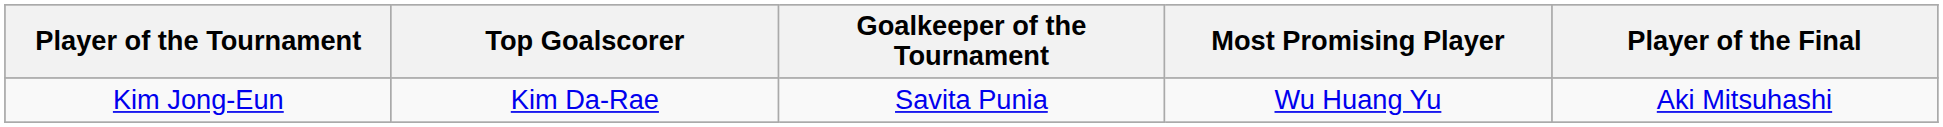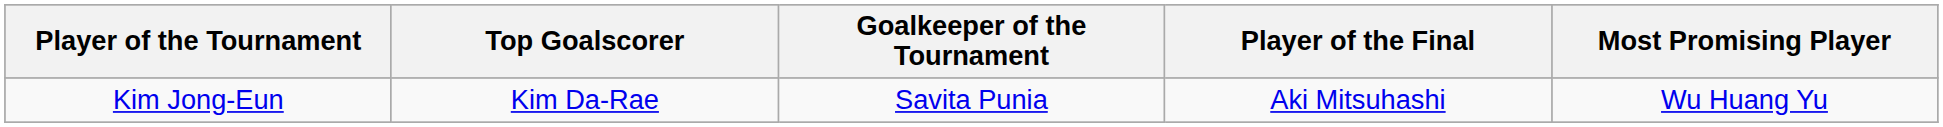columns swapped: (1358, 41) <-> (1744, 41)
